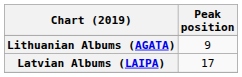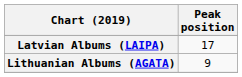rows swapped: (91, 63) <-> (91, 45)
